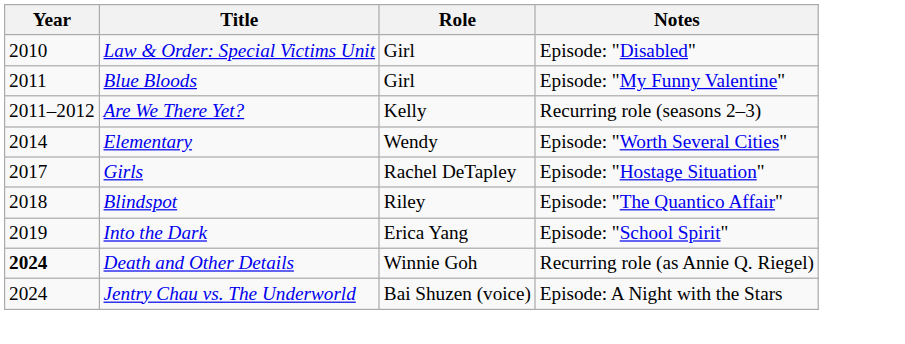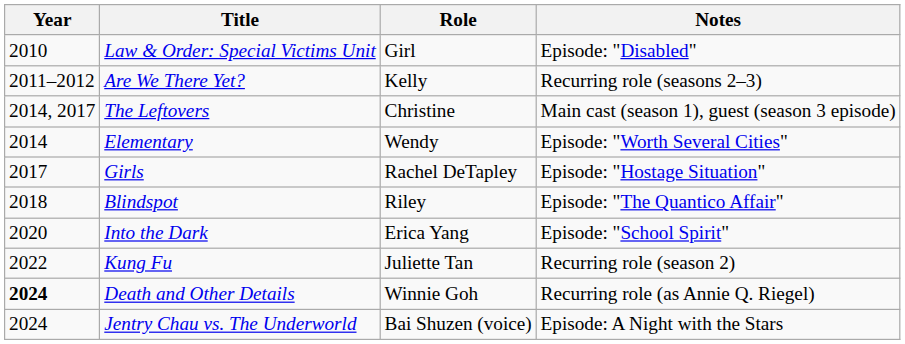- row: (150, 80)
+ row: (157, 111)
(28, 232) 2019 -> (28, 232) 2020
+ row: (138, 263)
